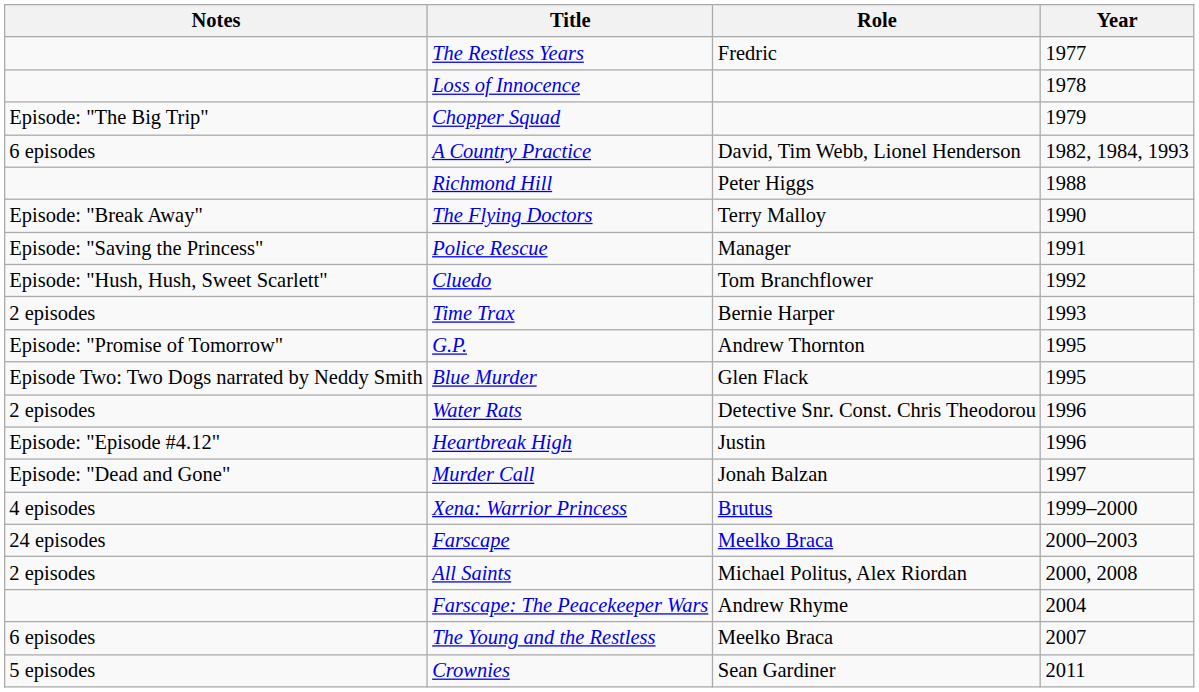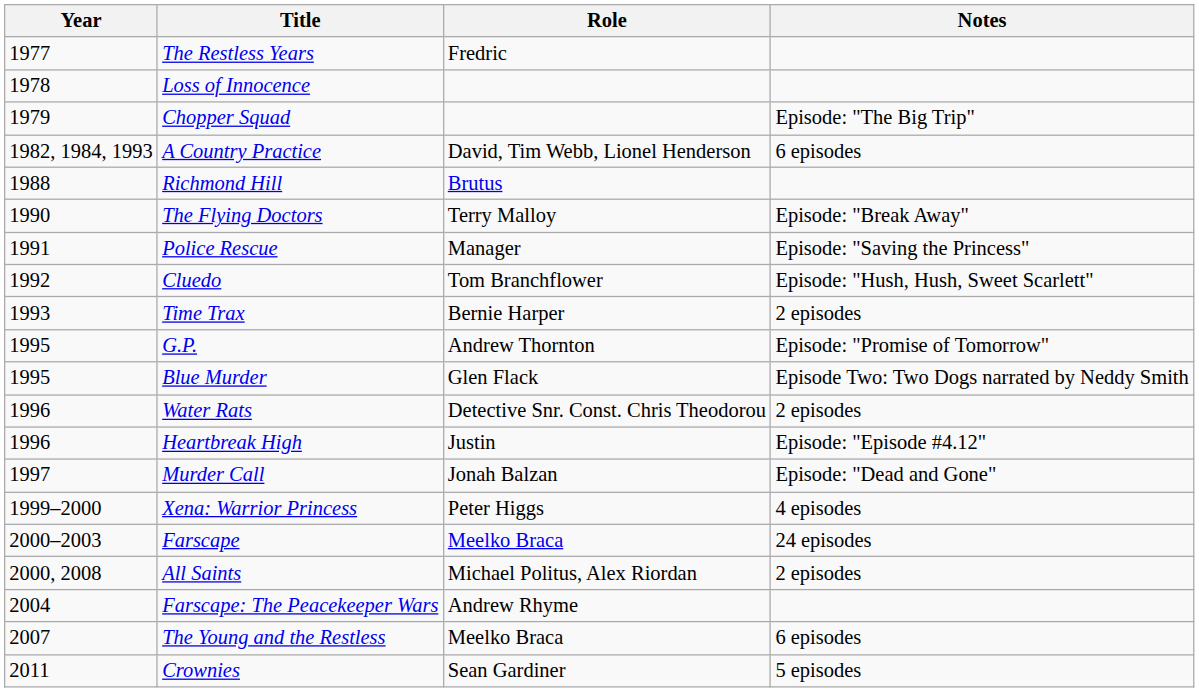columns swapped: (1117, 20) <-> (216, 20)
(766, 183) Peter Higgs -> (475, 183) Brutus
(745, 507) Brutus -> (496, 507) Peter Higgs
